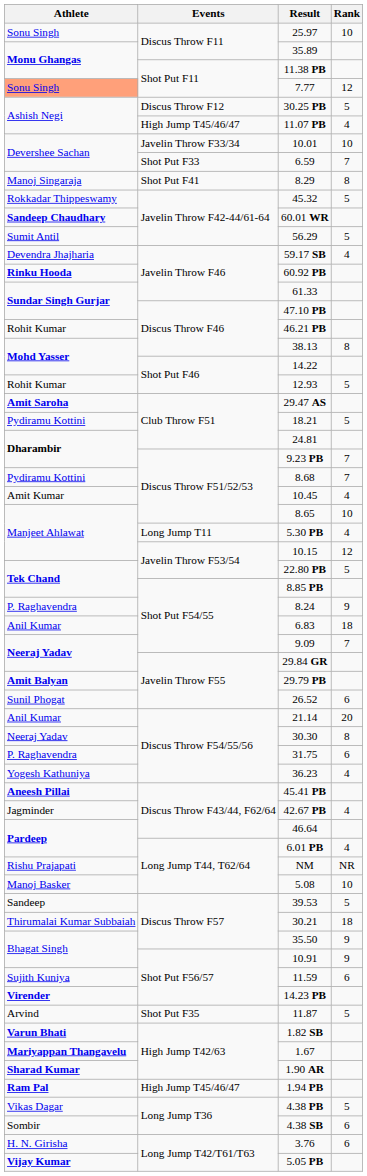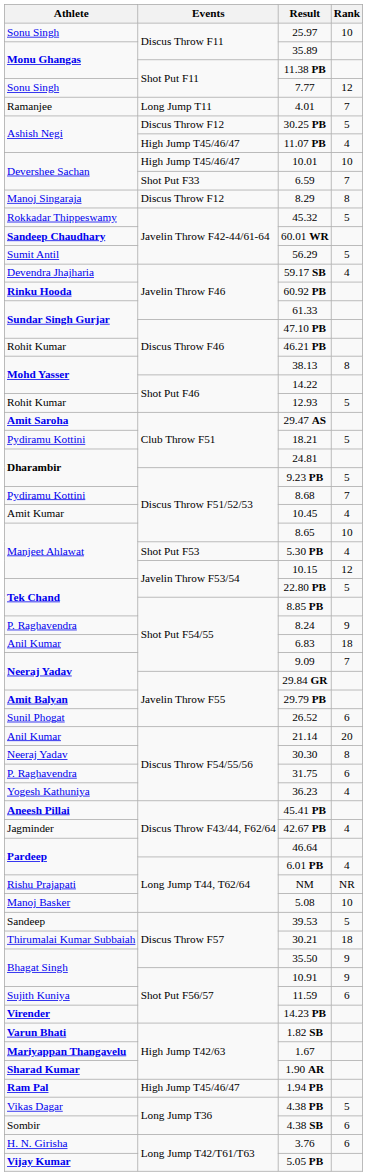(33, 88) lightsalmon background -> (33, 88) no background
+ row: (305, 106)
(190, 143) Javelin Throw F33/34 -> (190, 162) High Jump T45/46/47
(170, 180) Shot Put F41 -> (182, 199) Discus Throw F12
(347, 458) 7 -> (347, 477) 5
(176, 532) Long Jump T11 -> (170, 551) Shot Put F53
- row: (305, 1014)
